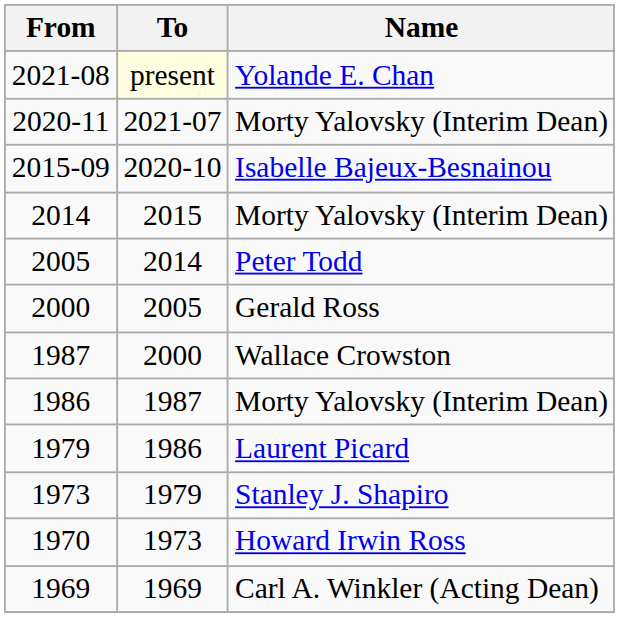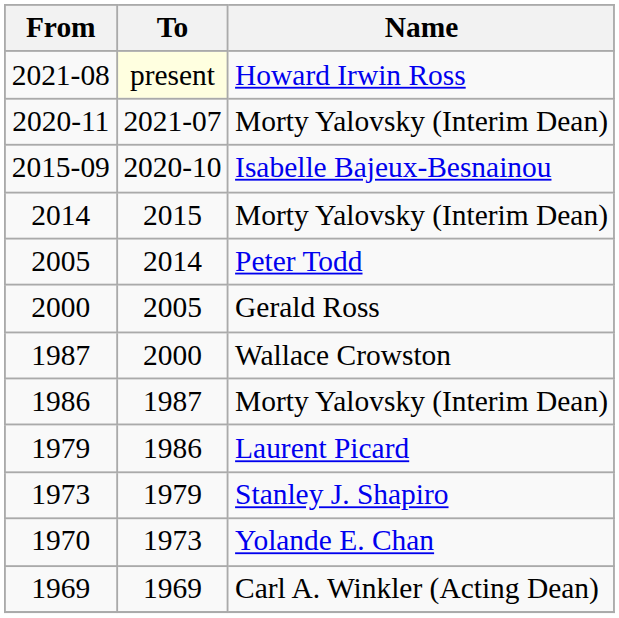(335, 74) Yolande E. Chan -> (350, 74) Howard Irwin Ross
(350, 541) Howard Irwin Ross -> (335, 541) Yolande E. Chan
